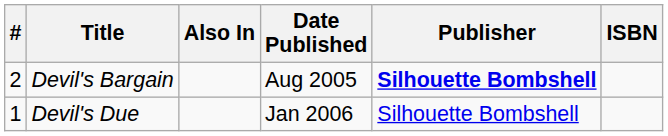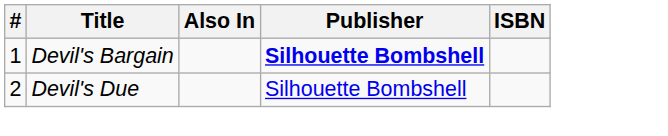- column: (316, 33)
(16, 79) 2 -> (16, 55) 1
(16, 113) 1 -> (16, 89) 2
